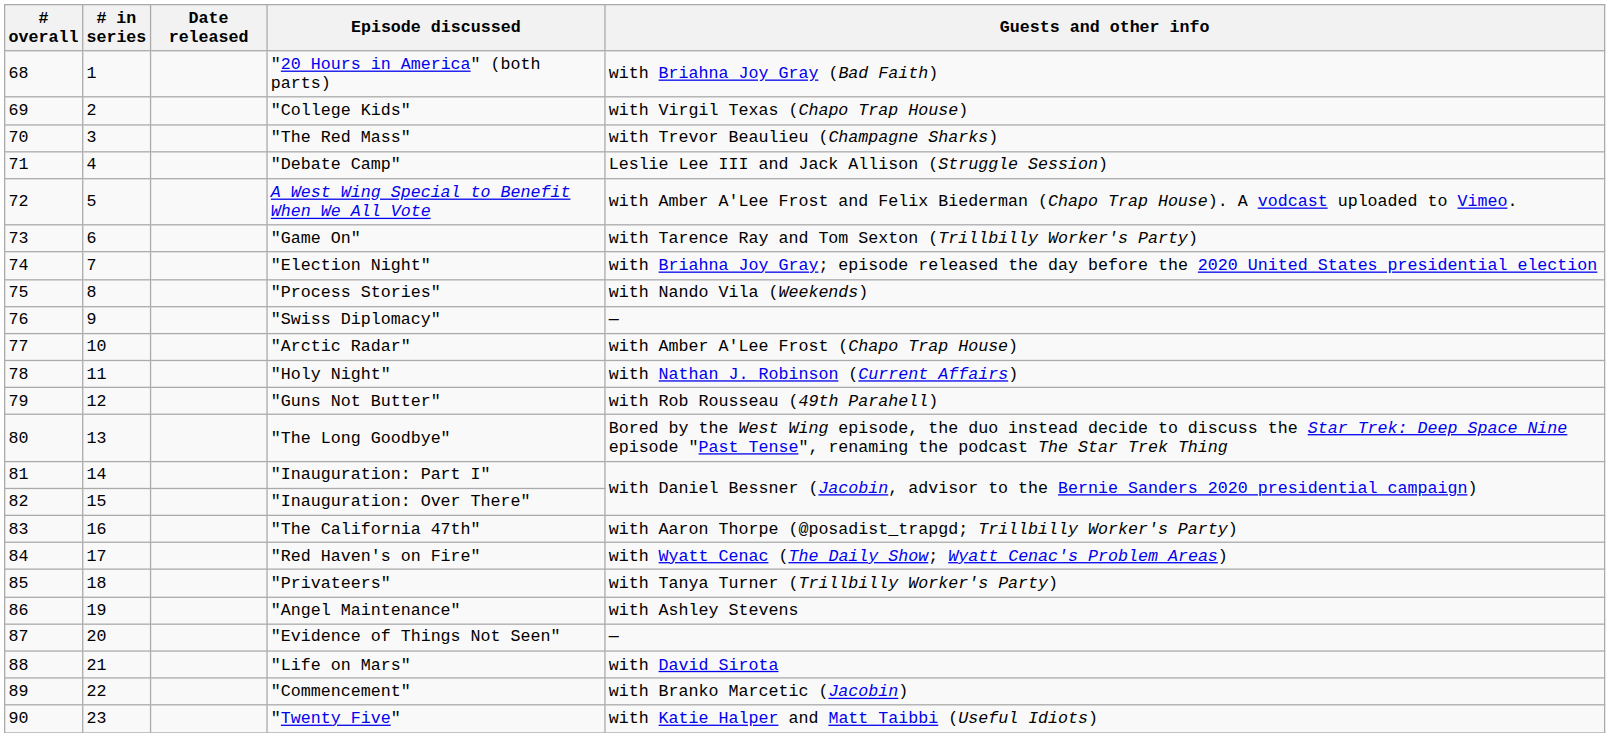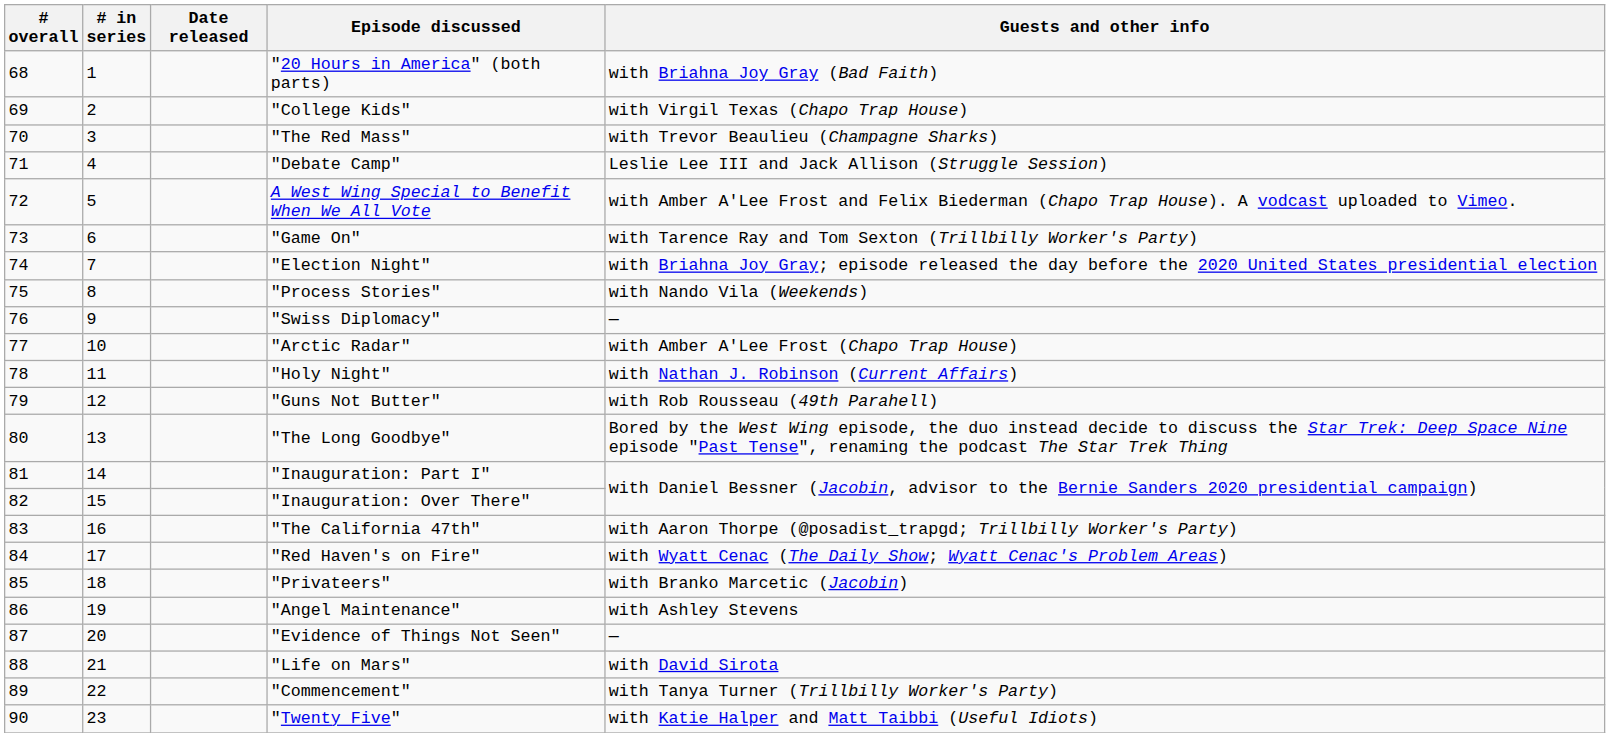(833, 583) with Tanya Turner (Trillbilly Worker's Party) -> (758, 583) with Branko Marcetic (Jacobin)
(758, 692) with Branko Marcetic (Jacobin) -> (833, 692) with Tanya Turner (Trillbilly Worker's Party)
